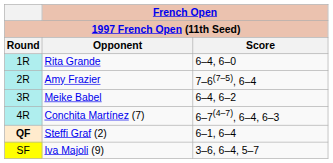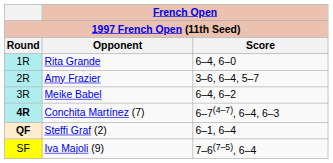(226, 80) 7–6(7–5), 6–4 -> (227, 78) 3–6, 6–4, 5–7
(23, 115) normal -> (23, 113) bold
(227, 150) 3–6, 6–4, 5–7 -> (226, 148) 7–6(7–5), 6–4
